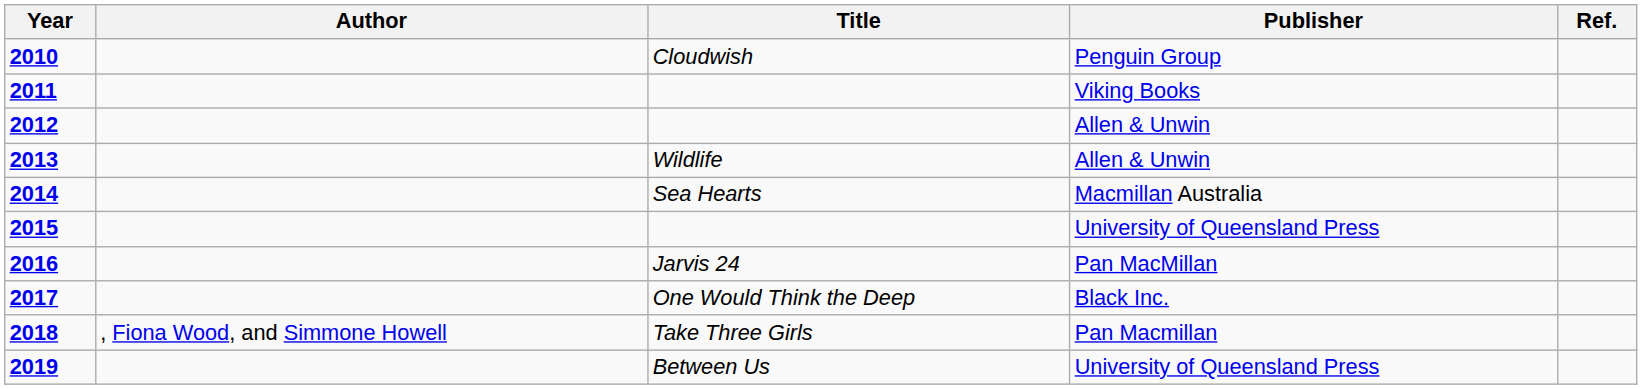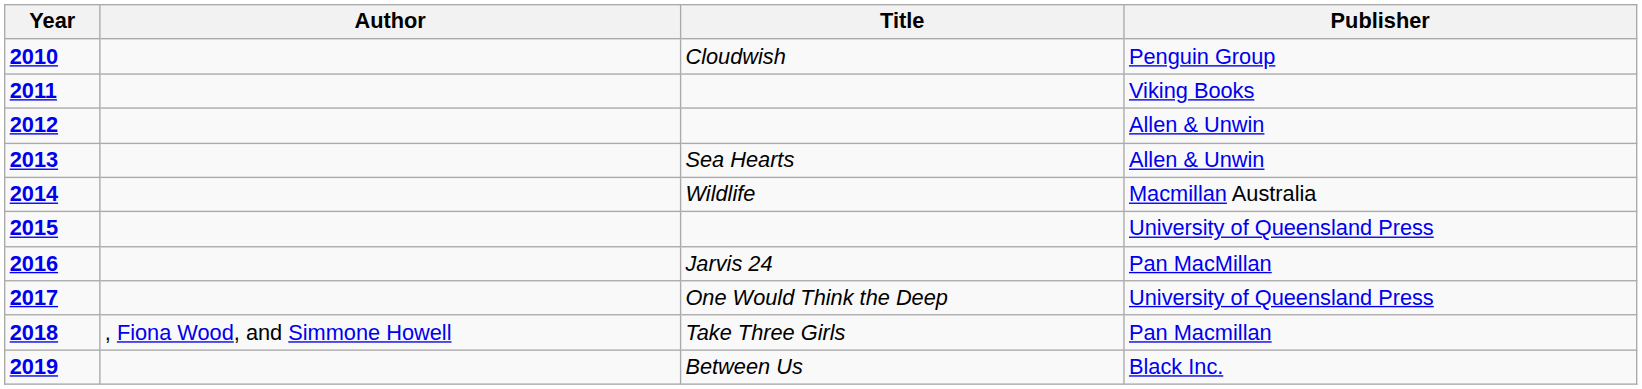- column: (1597, 21)
(688, 159) Wildlife -> (740, 159) Sea Hearts
(707, 194) Sea Hearts -> (720, 194) Wildlife
(1122, 297) Black Inc. -> (1281, 297) University of Queensland Press
(1227, 366) University of Queensland Press -> (1176, 366) Black Inc.
